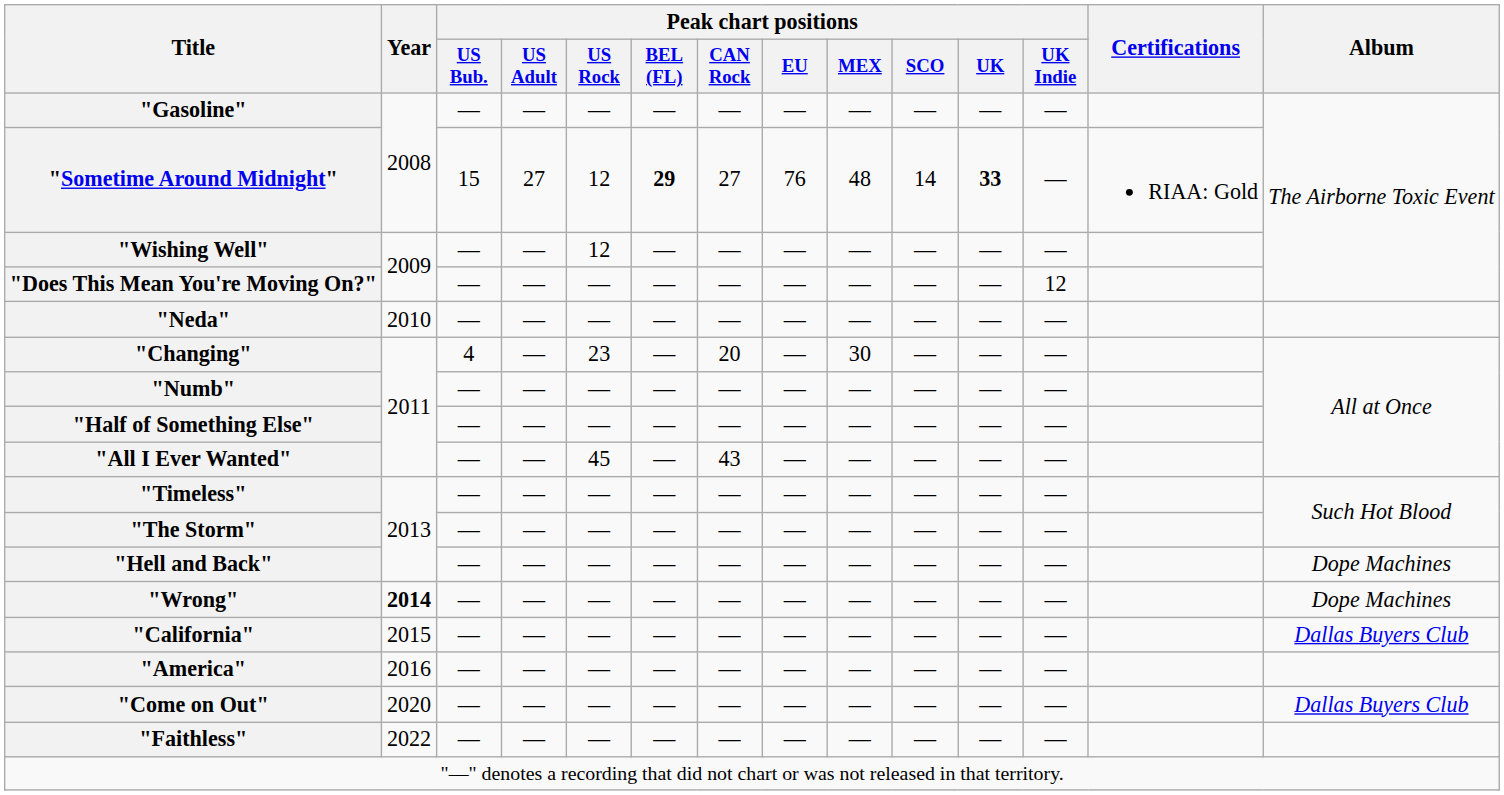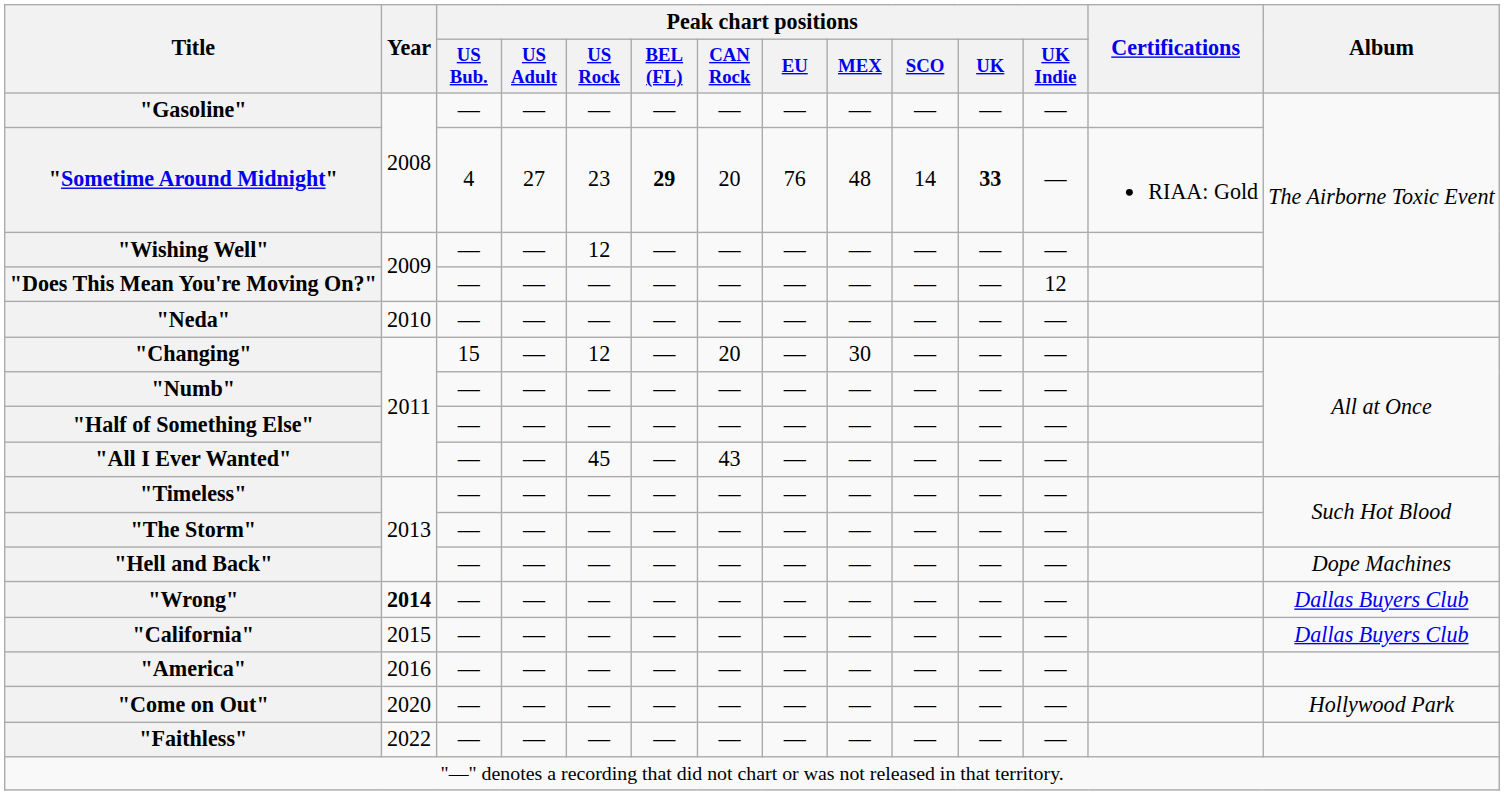(469, 179) 15 -> (469, 179) 4
(599, 179) 12 -> (599, 179) 23
(730, 179) 27 -> (730, 179) 20
(469, 354) 4 -> (469, 354) 15
(599, 354) 23 -> (599, 354) 12
(1381, 599) Dope Machines -> (1381, 599) Dallas Buyers Club
(1381, 704) Dallas Buyers Club -> (1381, 704) Hollywood Park
